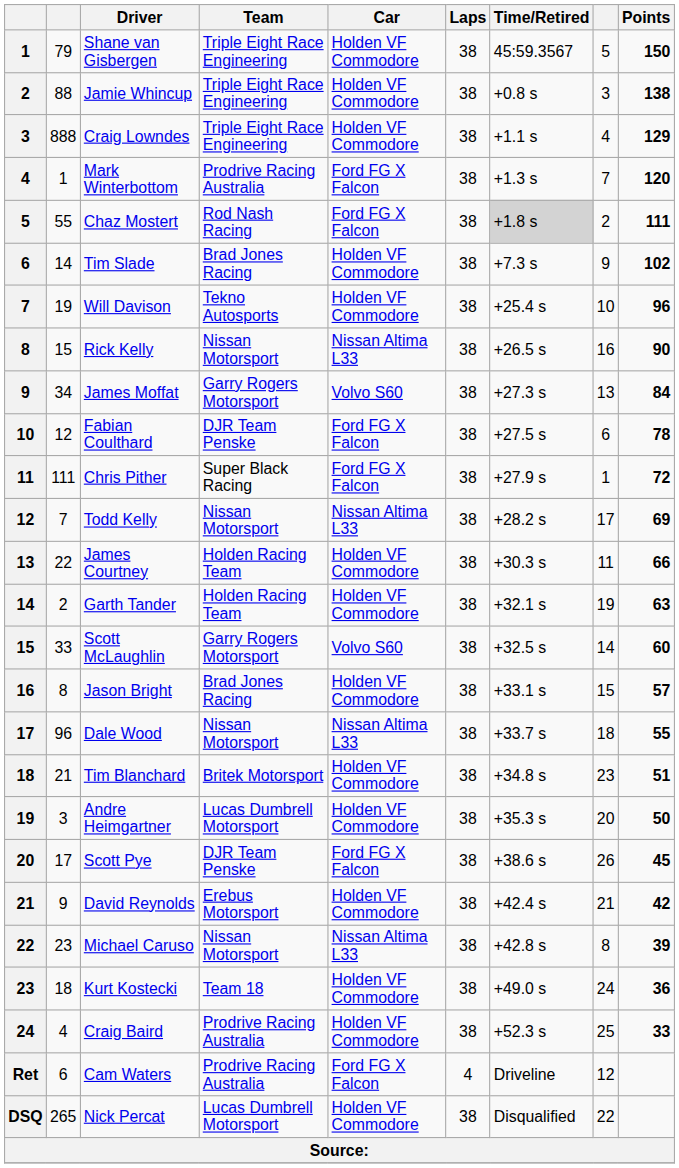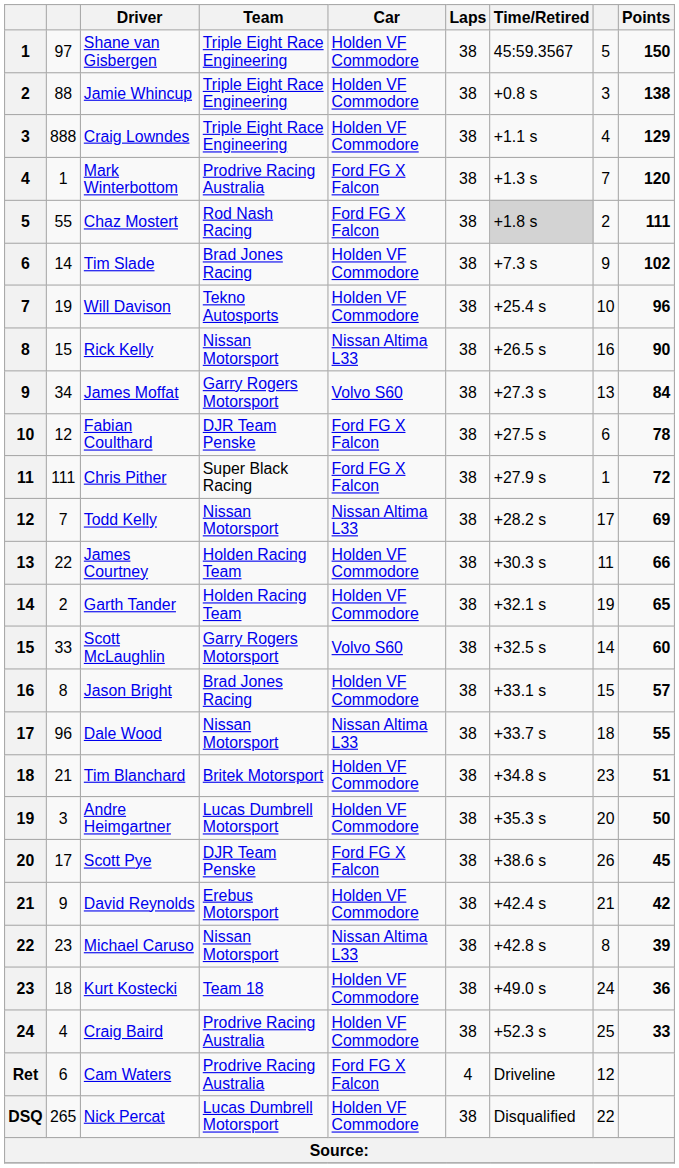(63, 51) 79 -> (63, 51) 97
(661, 605) 63 -> (661, 605) 65
